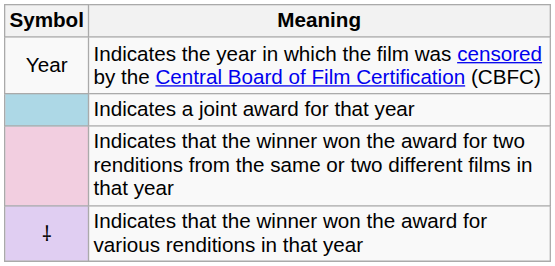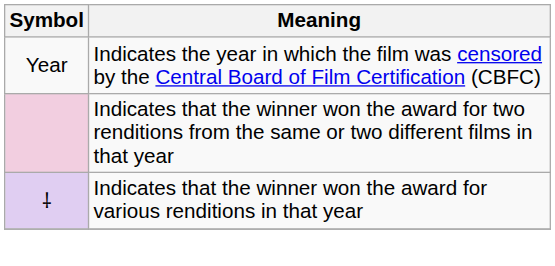- row: (254, 109)
